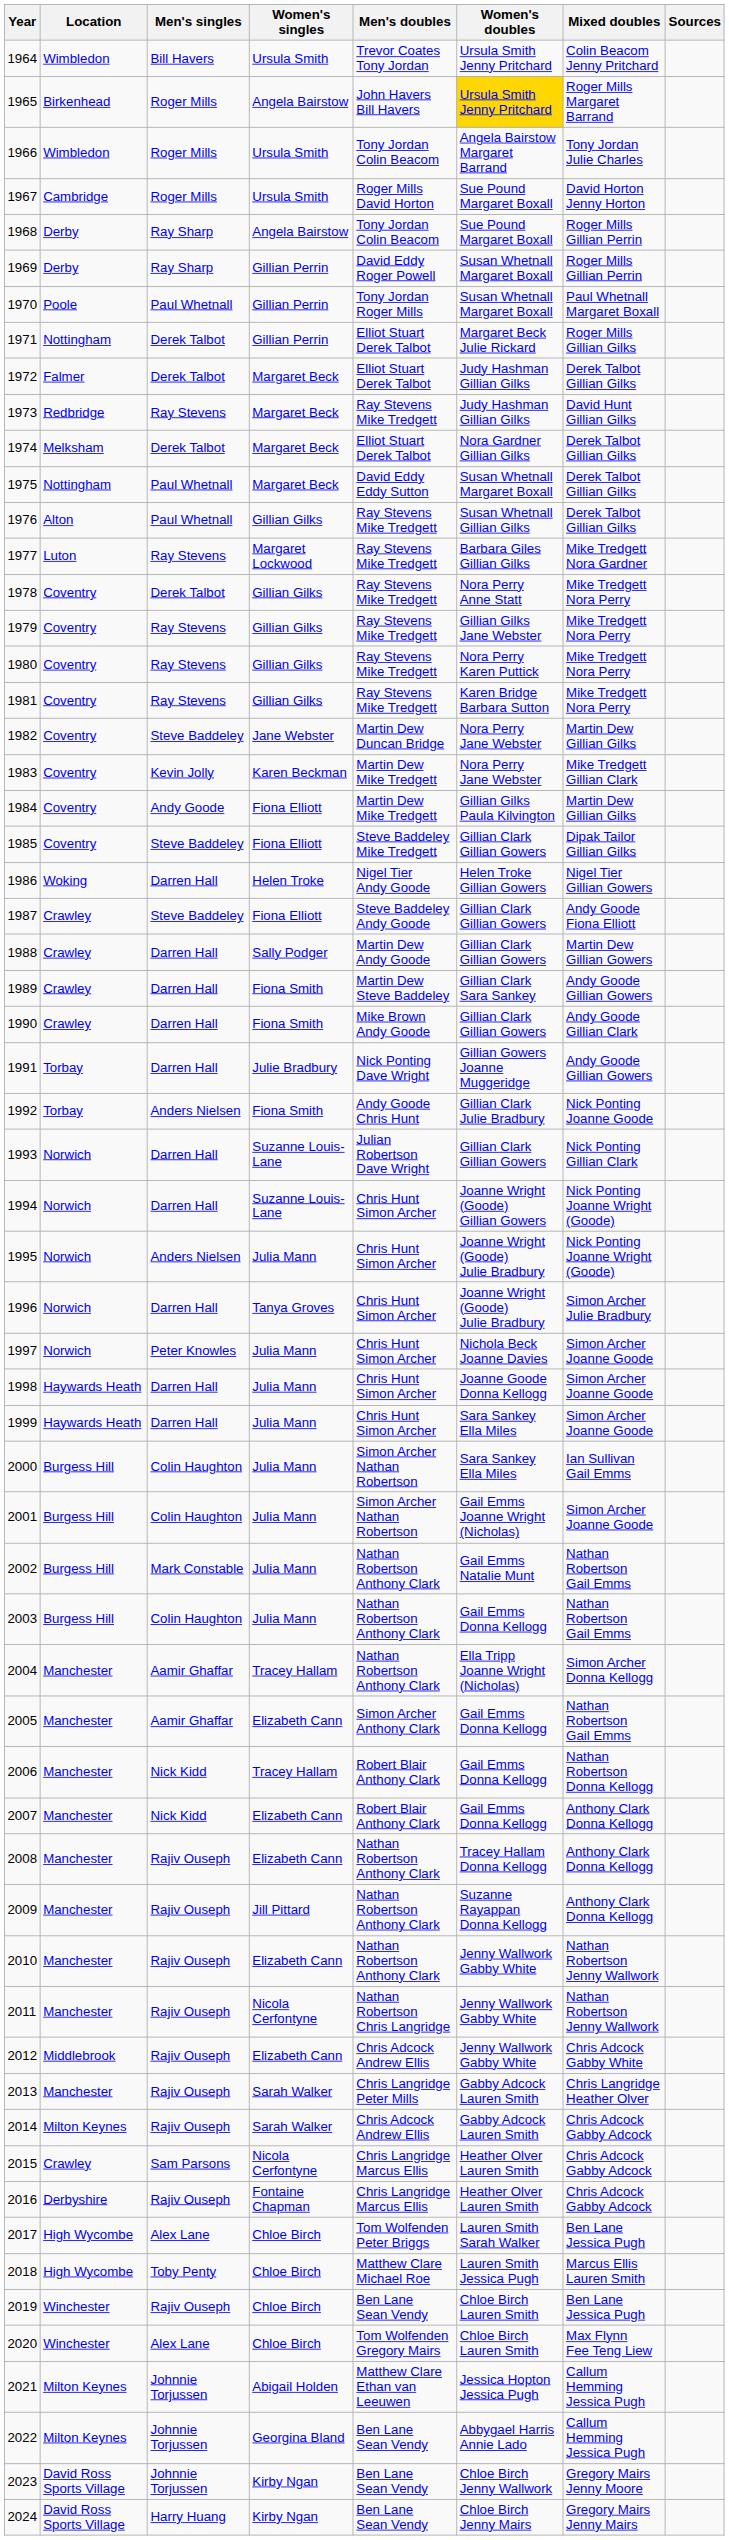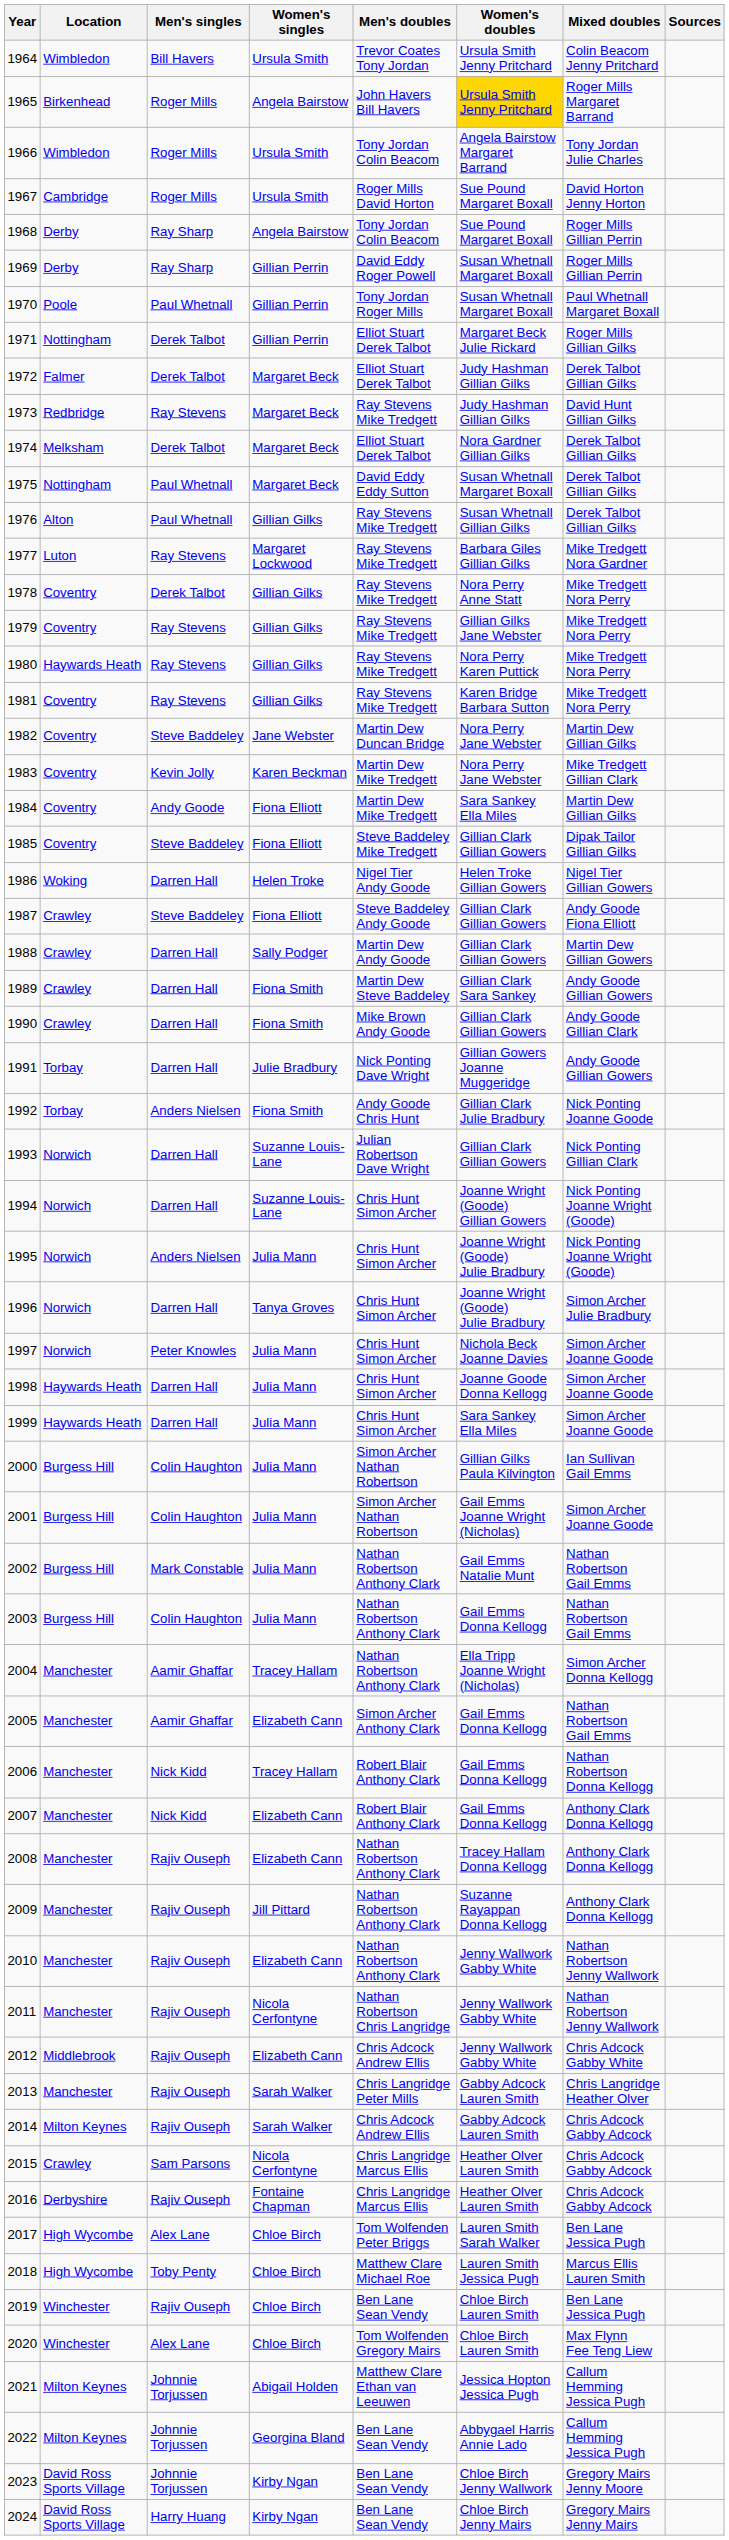(70, 664) Coventry -> (92, 664) Haywards Heath
(507, 808) Gillian Gilks Paula Kilvington -> (498, 808) Sara Sankey Ella Miles
(498, 1466) Sara Sankey Ella Miles -> (507, 1466) Gillian Gilks Paula Kilvington
